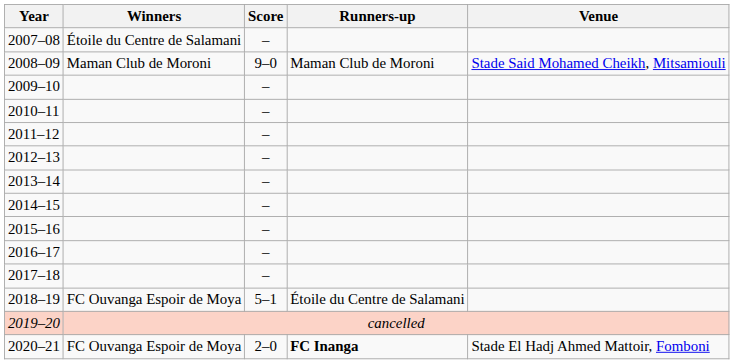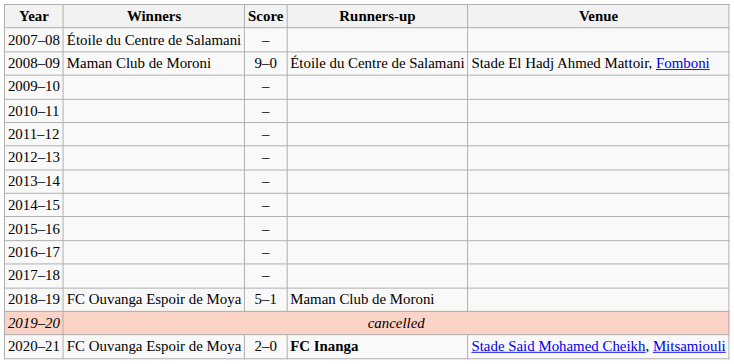(362, 63) Maman Club de Moroni -> (377, 63) Étoile du Centre de Salamani
(599, 63) Stade Said Mohamed Cheikh, Mitsamiouli -> (591, 63) Stade El Hadj Ahmed Mattoir, Fomboni
(377, 299) Étoile du Centre de Salamani -> (362, 299) Maman Club de Moroni
(591, 346) Stade El Hadj Ahmed Mattoir, Fomboni -> (599, 346) Stade Said Mohamed Cheikh, Mitsamiouli
